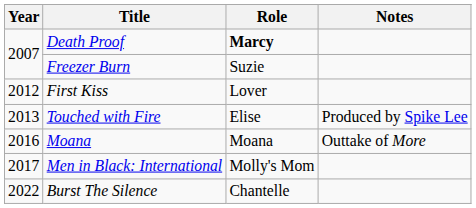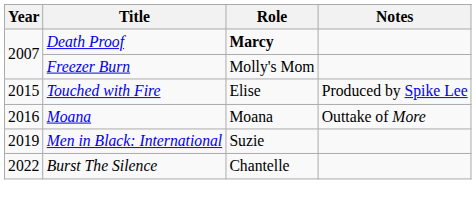(247, 66) Suzie -> (272, 66) Molly's Mom
- row: (77, 91)
(24, 116) 2013 -> (24, 91) 2015
(24, 166) 2017 -> (24, 141) 2019
(272, 166) Molly's Mom -> (247, 141) Suzie
